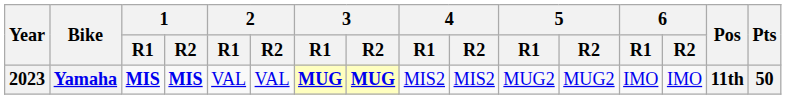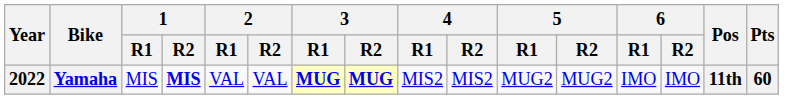(27, 79) 2023 -> (27, 79) 2022
(143, 79) bold -> (142, 79) normal
(765, 79) 50 -> (763, 79) 60
